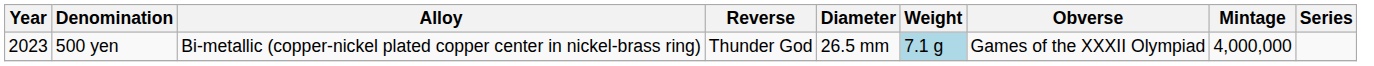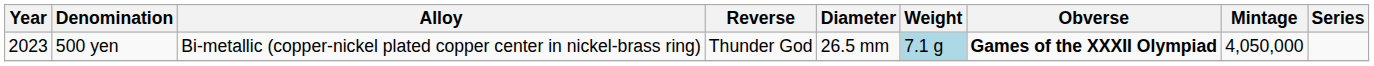(1088, 46) normal -> (1094, 46) bold
(1253, 46) 4,000,000 -> (1264, 46) 4,050,000
